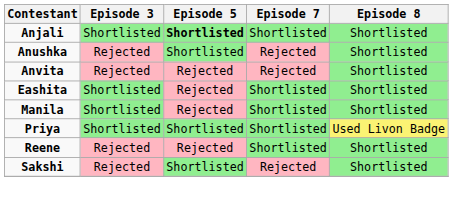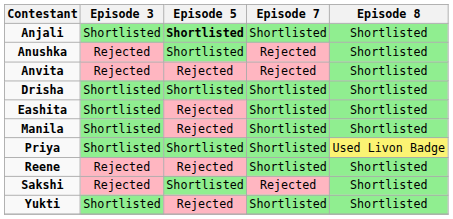+ row: (42, 90)
+ row: (42, 205)
